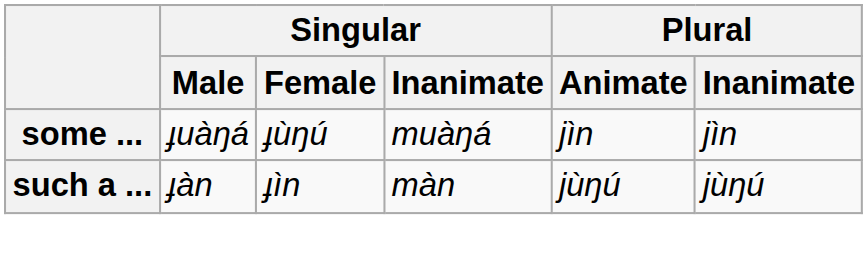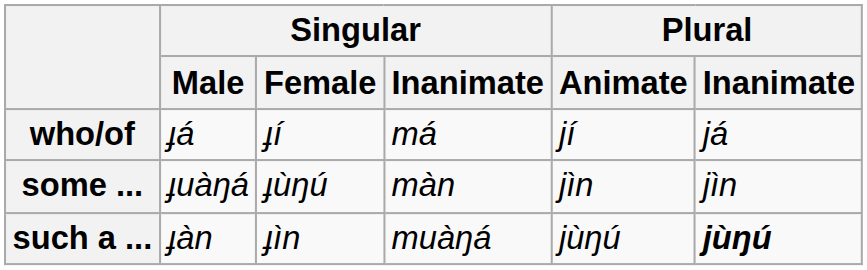+ row: (82, 133)
(441, 133) muàŋá -> (423, 185) màn
(423, 185) màn -> (441, 237) muàŋá
(734, 185) normal -> (737, 237) bold
